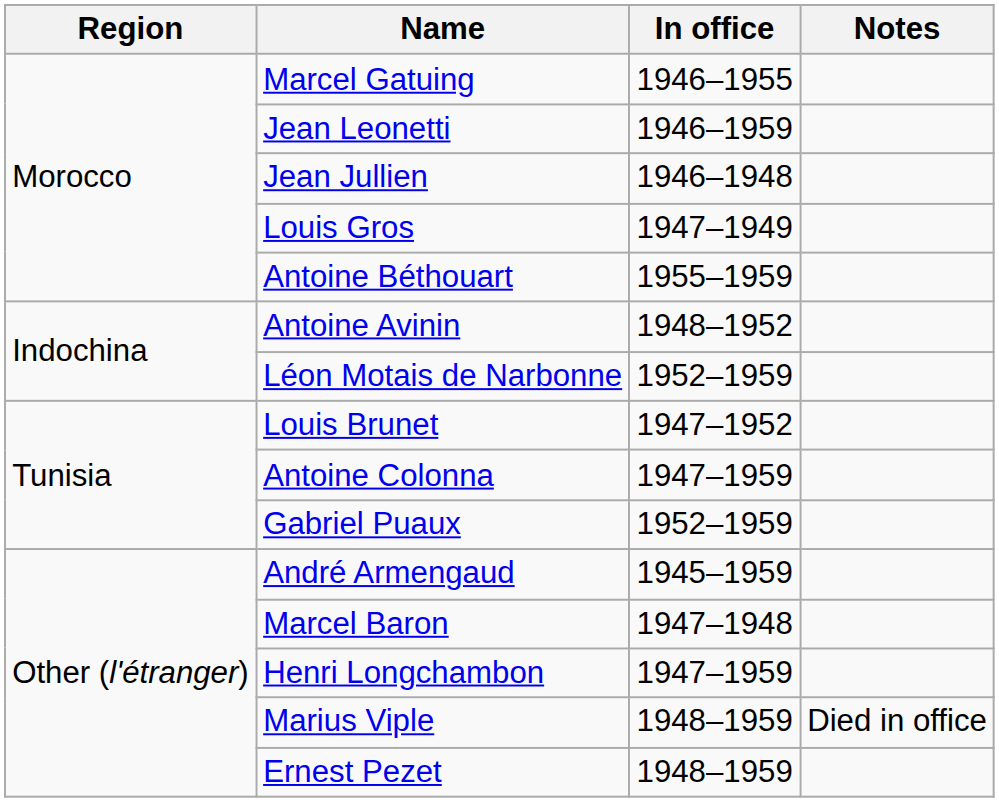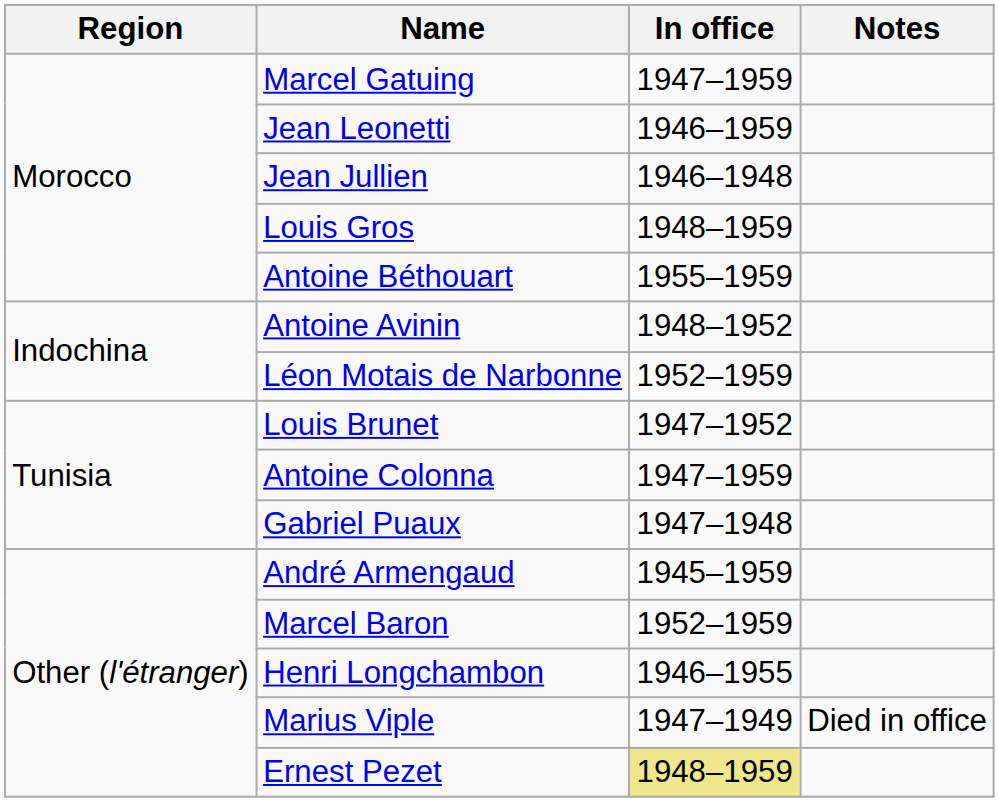(715, 78) 1946–1955 -> (715, 78) 1947–1959
(715, 227) 1947–1949 -> (715, 227) 1948–1959
(715, 524) 1952–1959 -> (715, 524) 1947–1948
(715, 623) 1947–1948 -> (715, 623) 1952–1959
(715, 672) 1947–1959 -> (715, 672) 1946–1955
(715, 721) 1948–1959 -> (715, 721) 1947–1949
(715, 771) no background -> (715, 771) khaki background
